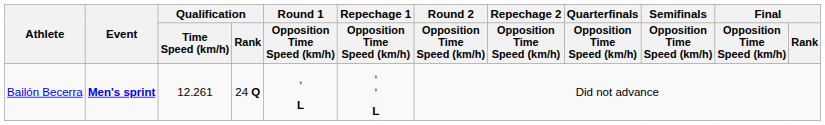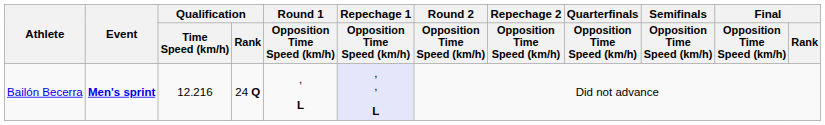(195, 92) 12.261 -> (195, 92) 12.216
(376, 92) no background -> (376, 92) lavender background
